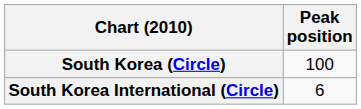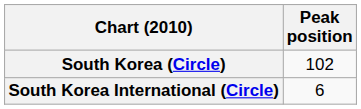(320, 63) 100 -> (320, 63) 102
